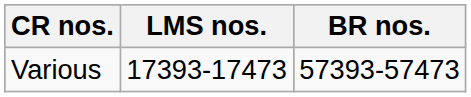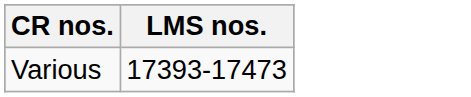- column: (379, 26)
